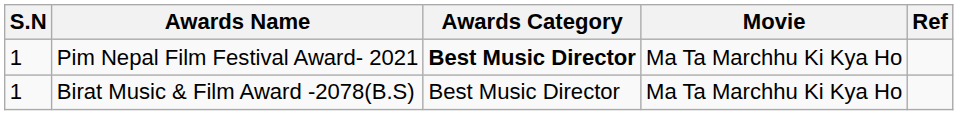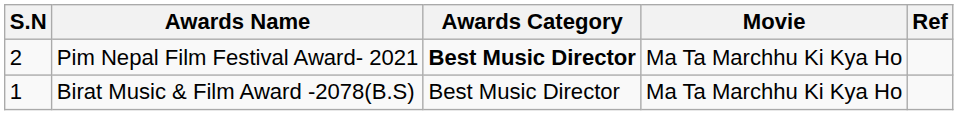(16, 57) 1 -> (16, 57) 2
